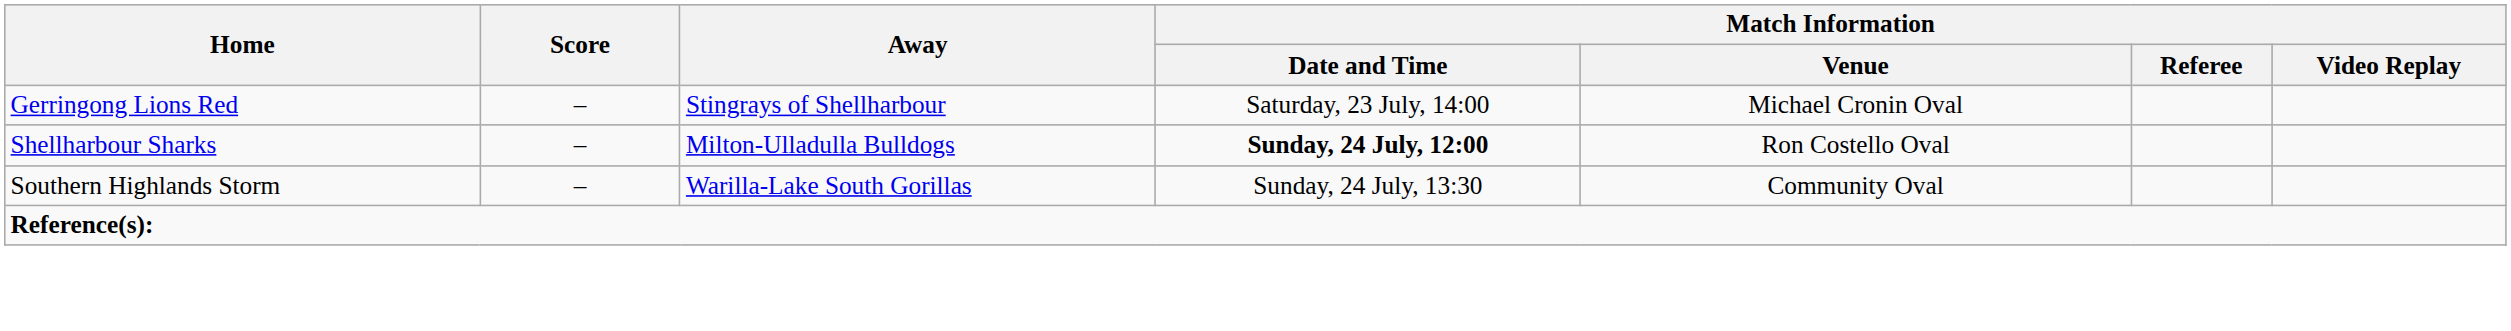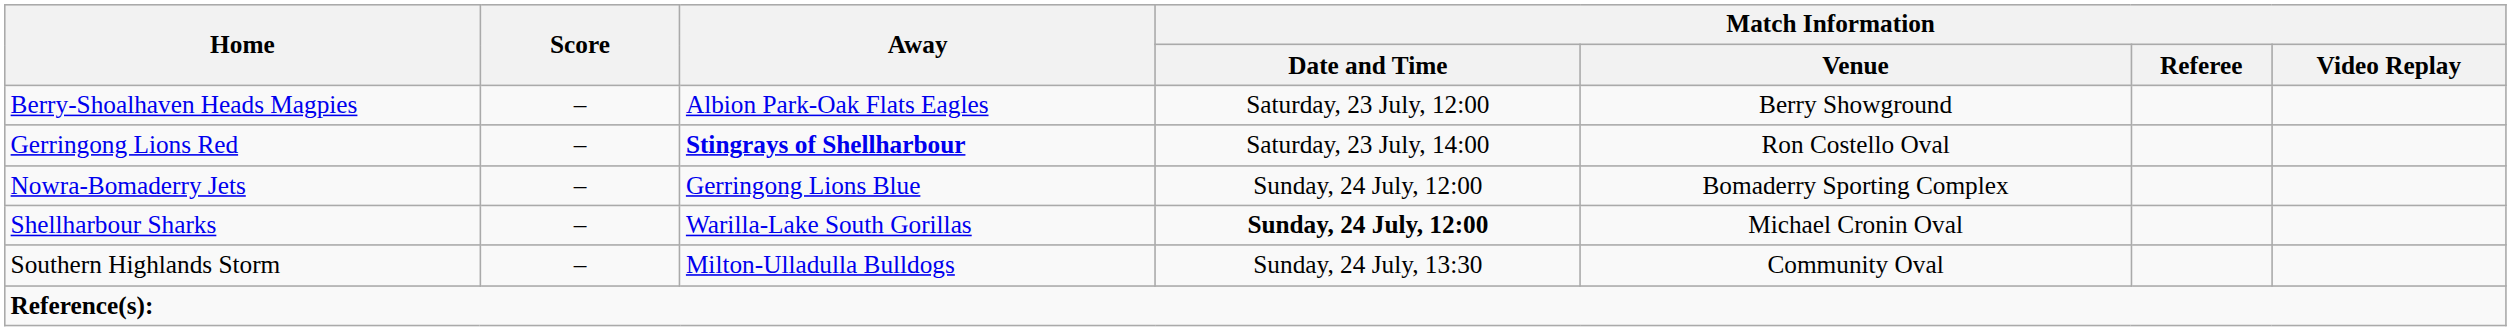+ row: (184, 104)
(816, 104) normal -> (826, 144) bold
(1856, 104) Michael Cronin Oval -> (1856, 144) Ron Costello Oval
+ row: (128, 184)
(820, 144) Milton-Ulladulla Bulldogs -> (829, 225) Warilla-Lake South Gorillas
(1856, 144) Ron Costello Oval -> (1856, 225) Michael Cronin Oval
(829, 184) Warilla-Lake South Gorillas -> (820, 265) Milton-Ulladulla Bulldogs
